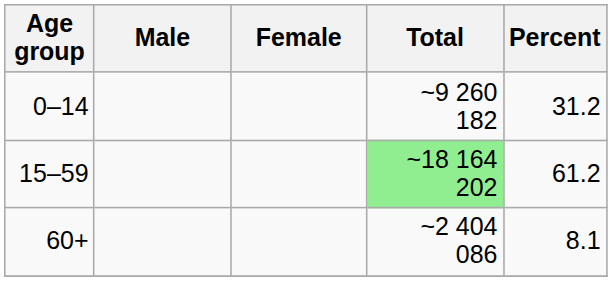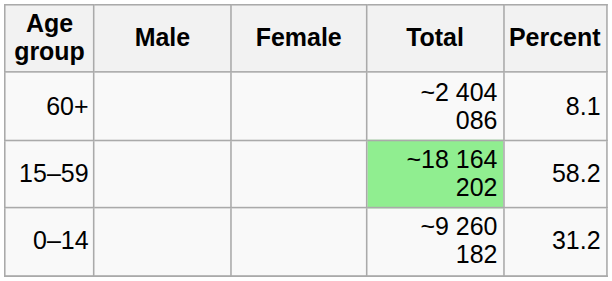rows swapped: (61, 105) <-> (67, 241)
(576, 173) 61.2 -> (576, 173) 58.2
